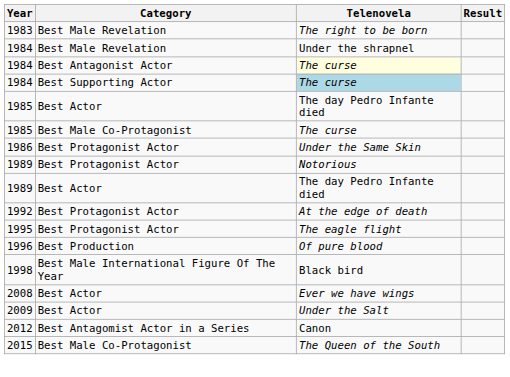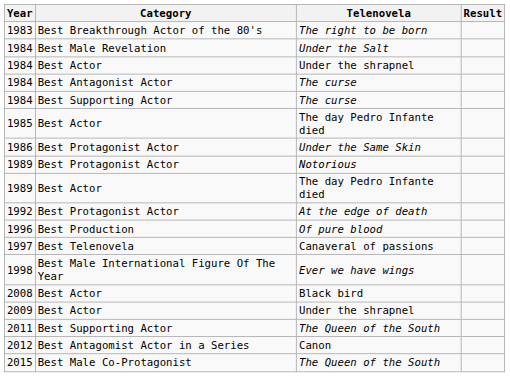- row: (20, 30)
+ row: (20, 30)
(357, 48) Under the shrapnel -> (344, 48) Under the Salt
+ row: (20, 65)
(328, 65) lightyellow background -> (328, 83) no background
(328, 83) lightblue background -> (328, 100) no background
- row: (20, 130)
- row: (20, 229)
+ row: (20, 246)
(331, 270) Black bird -> (357, 270) Ever we have wings
(357, 293) Ever we have wings -> (331, 293) Black bird
(344, 311) Under the Salt -> (357, 311) Under the shrapnel
+ row: (20, 328)
